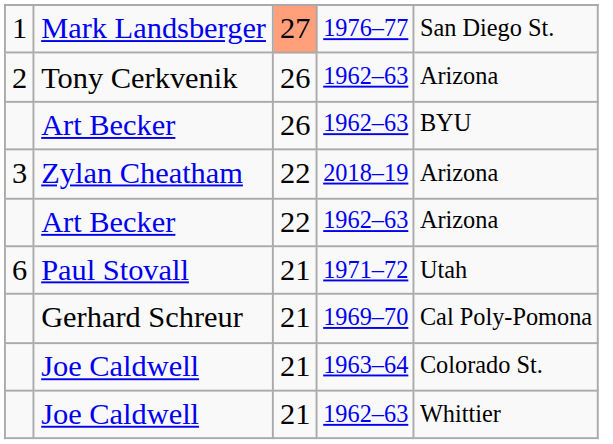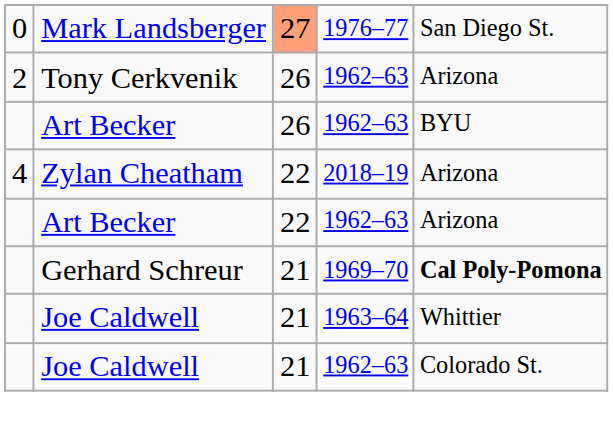(20, 28) 1 -> (20, 28) 0
(20, 173) 3 -> (20, 173) 4
- row: (115, 269)
(506, 317) normal -> (511, 269) bold
(481, 366) Colorado St. -> (460, 317) Whittier
(460, 414) Whittier -> (481, 366) Colorado St.
